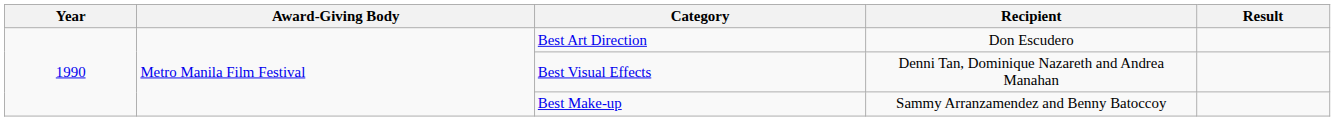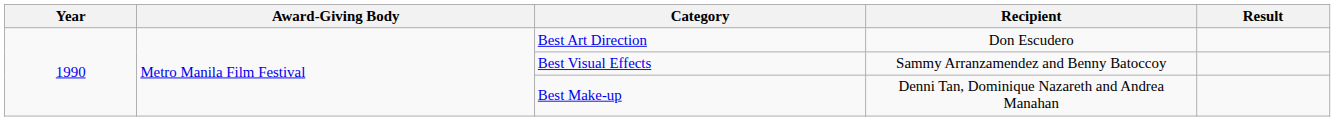(1031, 71) Denni Tan, Dominique Nazareth and Andrea Manahan -> (1031, 63) Sammy Arranzamendez and Benny Batoccoy
(1031, 103) Sammy Arranzamendez and Benny Batoccoy -> (1031, 95) Denni Tan, Dominique Nazareth and Andrea Manahan
